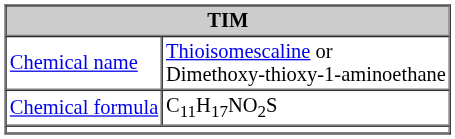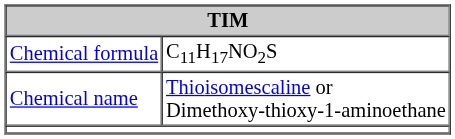rows swapped: (74, 62) <-> (84, 107)
